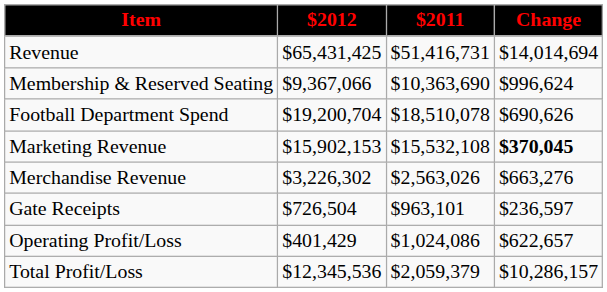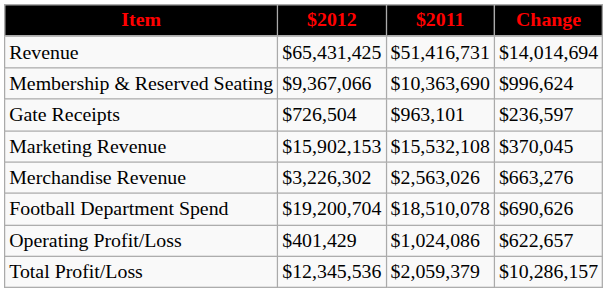rows swapped: (65, 209) <-> (119, 114)
(536, 146) bold -> (536, 146) normal
